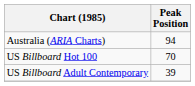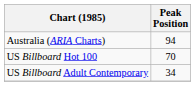(171, 72) 39 -> (171, 72) 34
